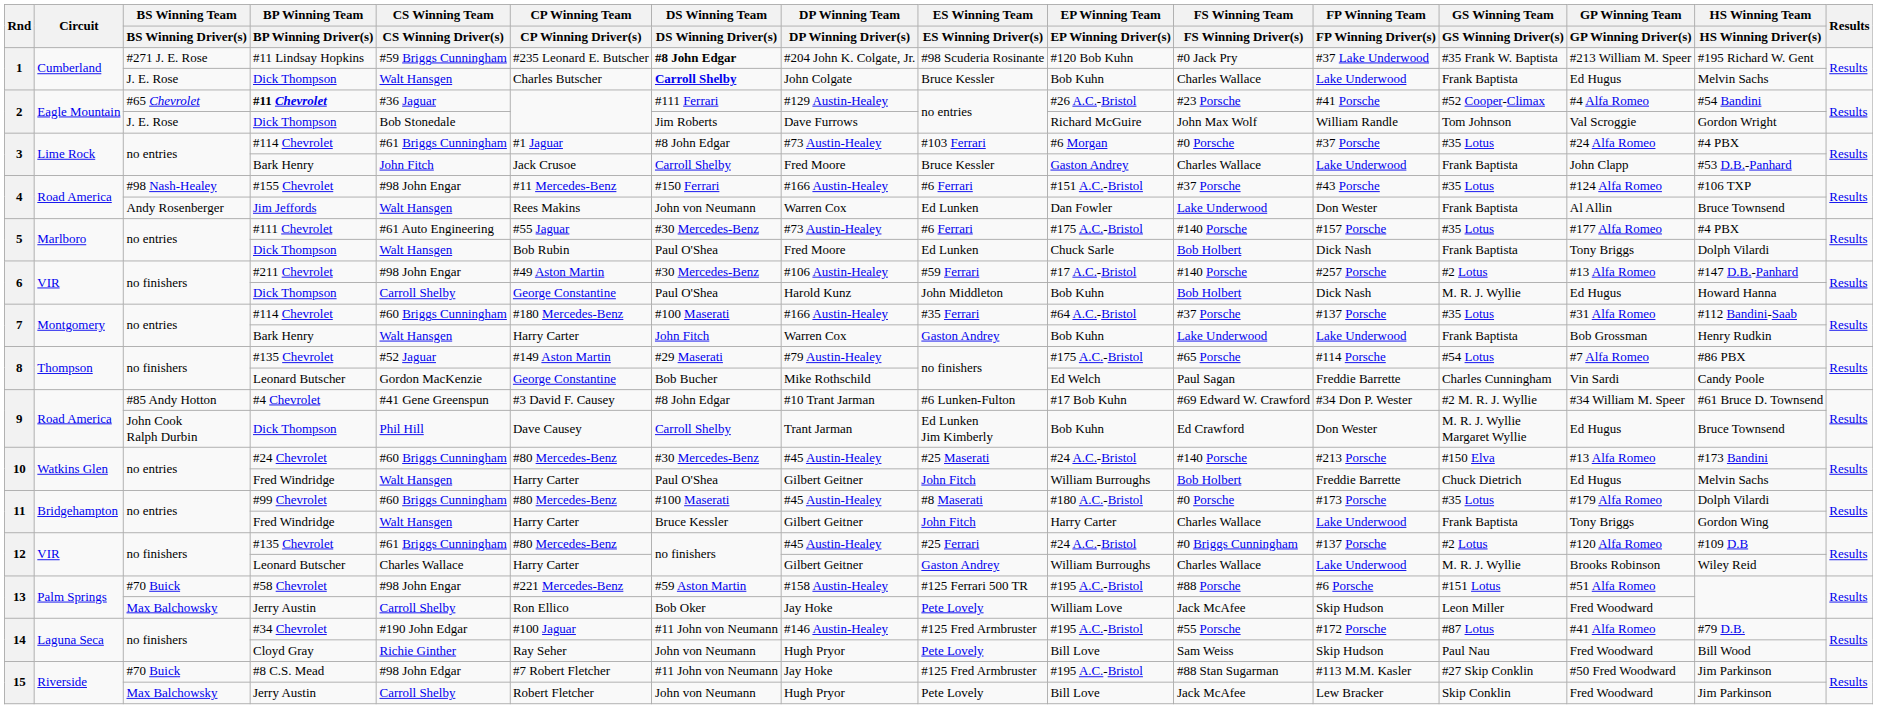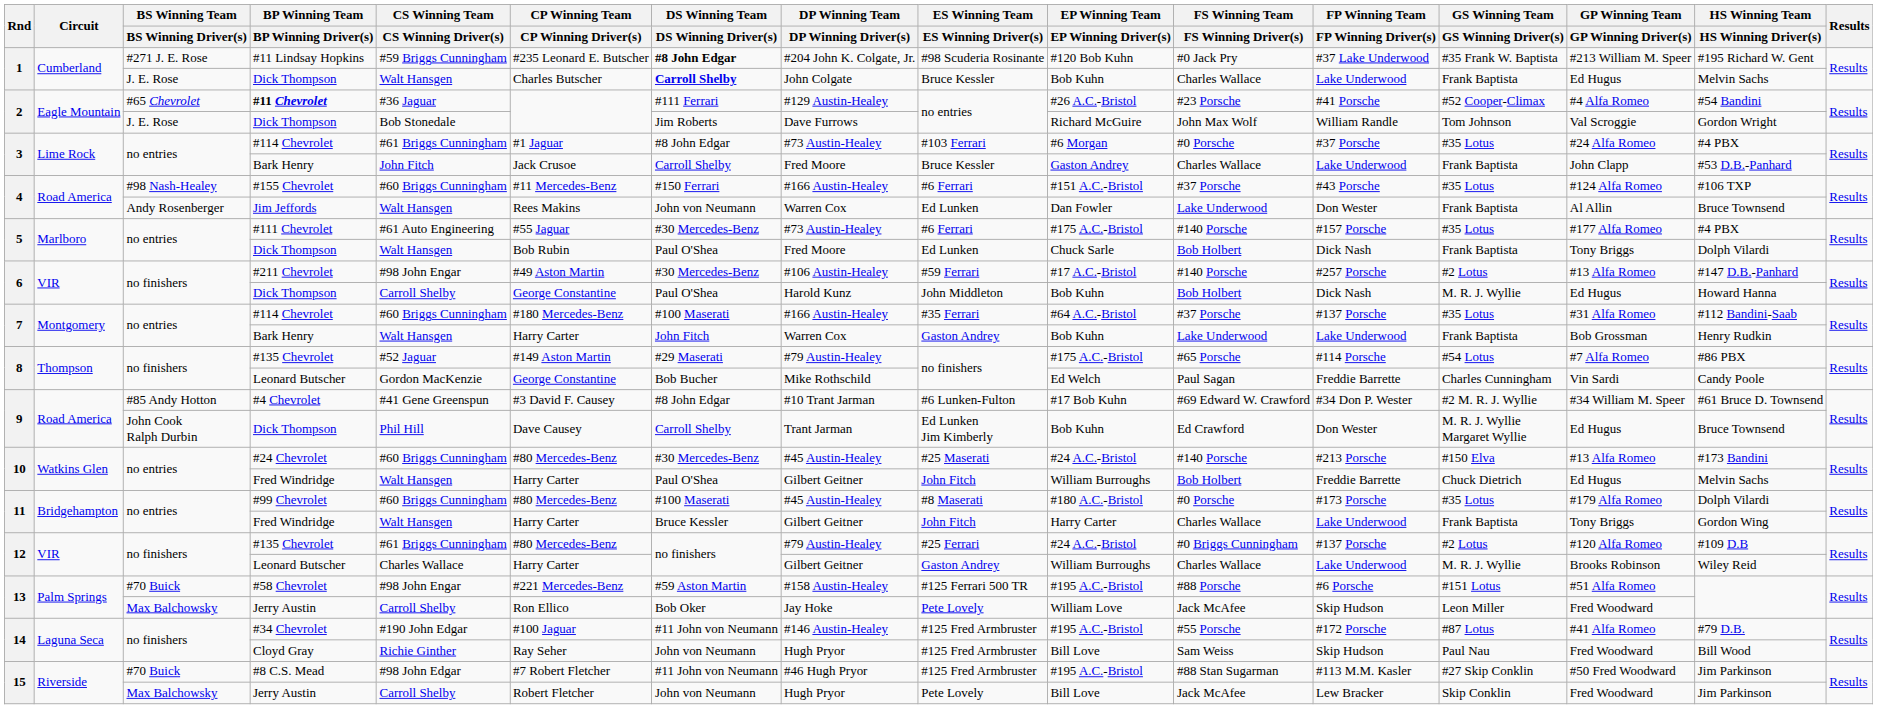(420, 186) #98 John Engar -> (443, 186) #60 Briggs Cunningham
(833, 543) #45 Austin-Healey -> (833, 543) #79 Austin-Healey
(952, 650) Pete Lovely -> (979, 650) #125 Fred Armbruster
(808, 672) Jay Hoke -> (826, 672) #46 Hugh Pryor
